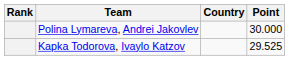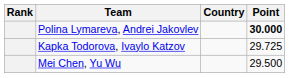(266, 30) normal -> (266, 30) bold
(266, 47) 29.525 -> (266, 47) 29.725
+ row: (79, 64)
